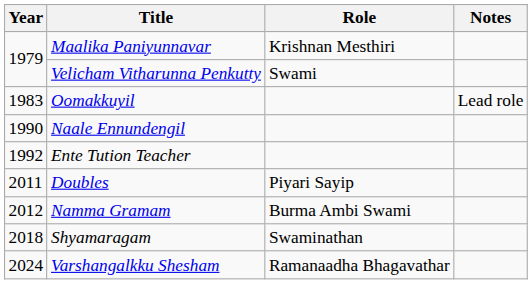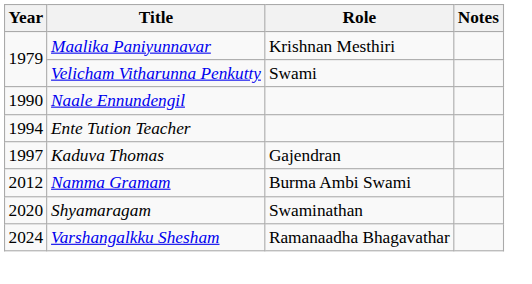- row: (93, 100)
(26, 155) 1992 -> (26, 127) 1994
+ row: (107, 155)
- row: (80, 182)
(26, 237) 2018 -> (26, 210) 2020
